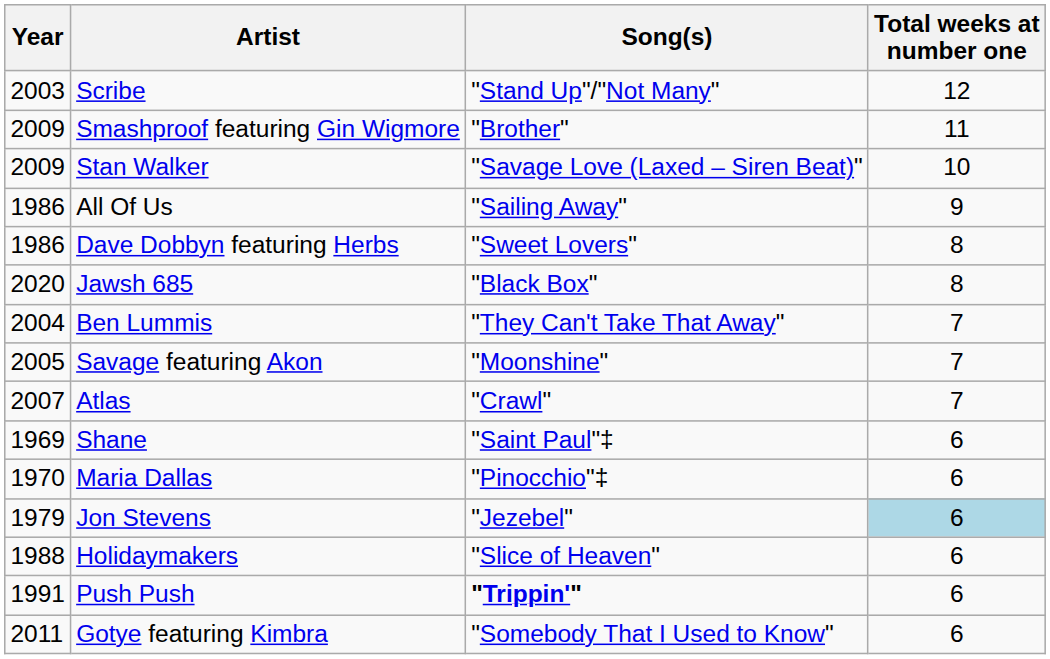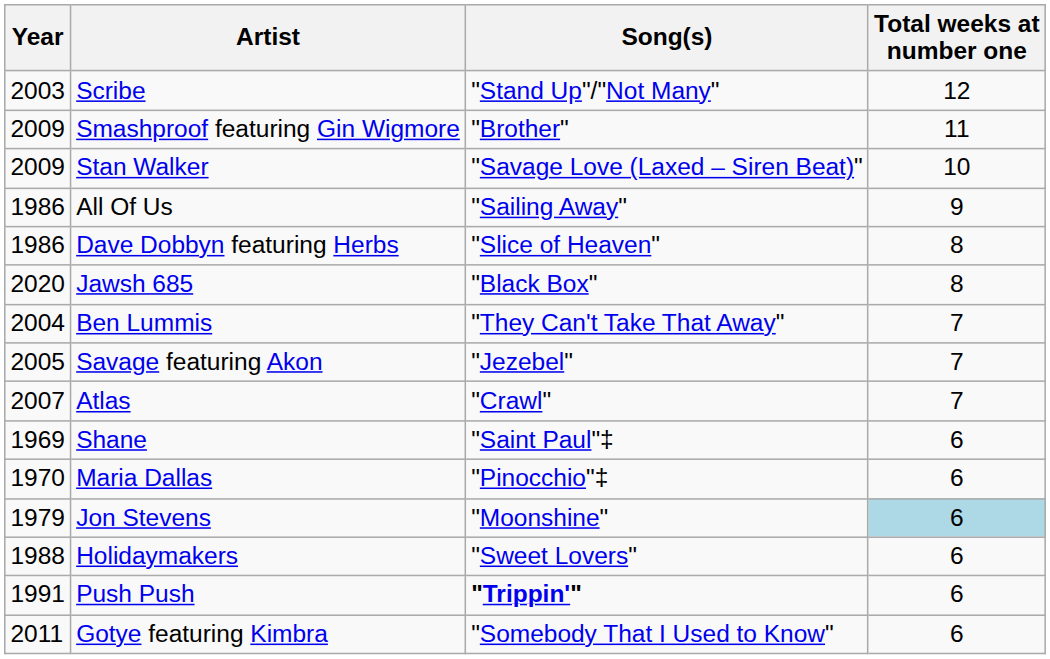(554, 245) "Sweet Lovers" -> (566, 245) "Slice of Heaven"
(540, 362) "Moonshine" -> (522, 362) "Jezebel"
(522, 517) "Jezebel" -> (540, 517) "Moonshine"
(566, 556) "Slice of Heaven" -> (554, 556) "Sweet Lovers"
